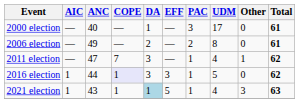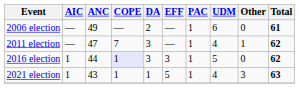- row: (33, 28)
(191, 43) 2 -> (191, 28) 1
(215, 43) 8 -> (215, 28) 6
(148, 91) lightblue background -> (148, 75) no background
